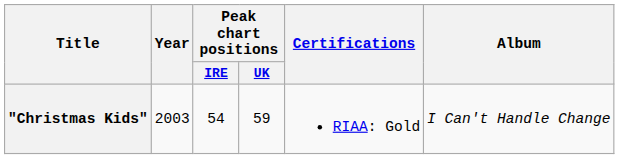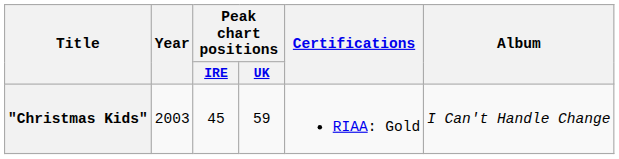(216, 119) 54 -> (216, 119) 45
